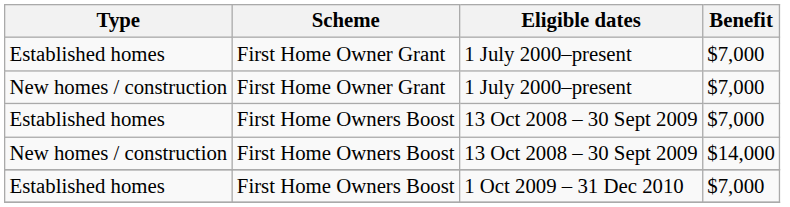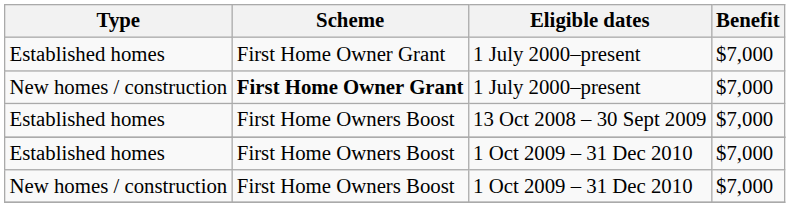(341, 86) normal -> (350, 86) bold
- row: (118, 152)
+ row: (118, 185)
